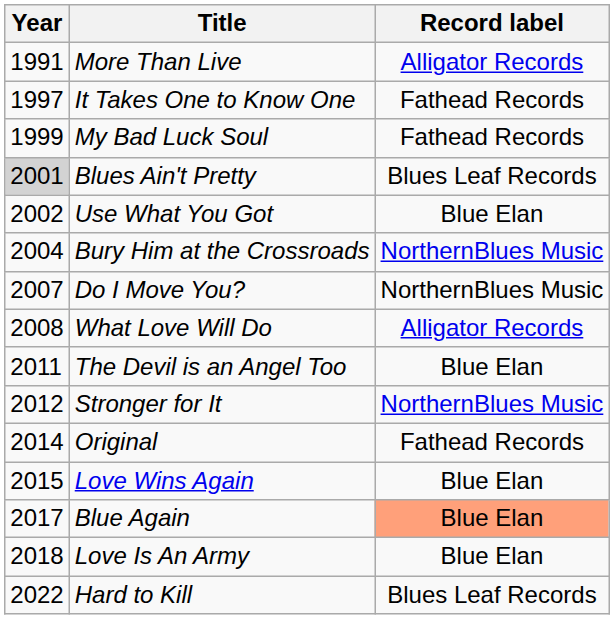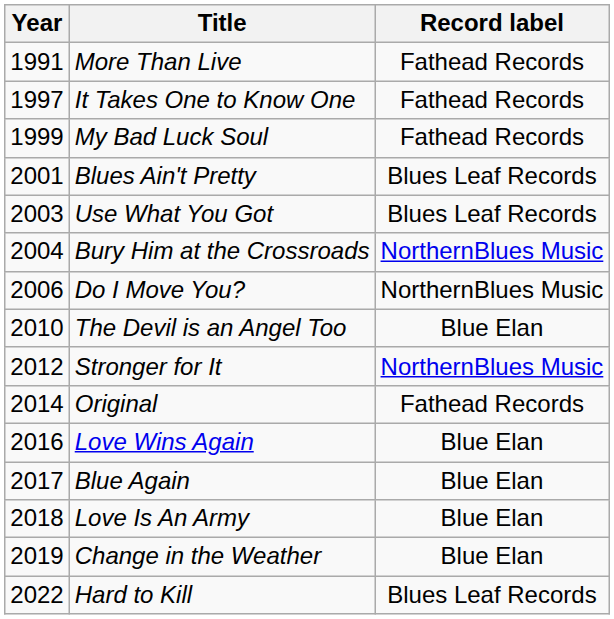(492, 61) Alligator Records -> (492, 61) Fathead Records
(37, 175) lightgrey background -> (37, 175) no background
(37, 213) 2002 -> (37, 213) 2003
(492, 213) Blue Elan -> (492, 213) Blues Leaf Records
(37, 289) 2007 -> (37, 289) 2006
- row: (173, 328)
(36, 366) 2011 -> (37, 328) 2010
(37, 480) 2015 -> (37, 442) 2016
(492, 518) lightsalmon background -> (492, 480) no background
+ row: (198, 556)
